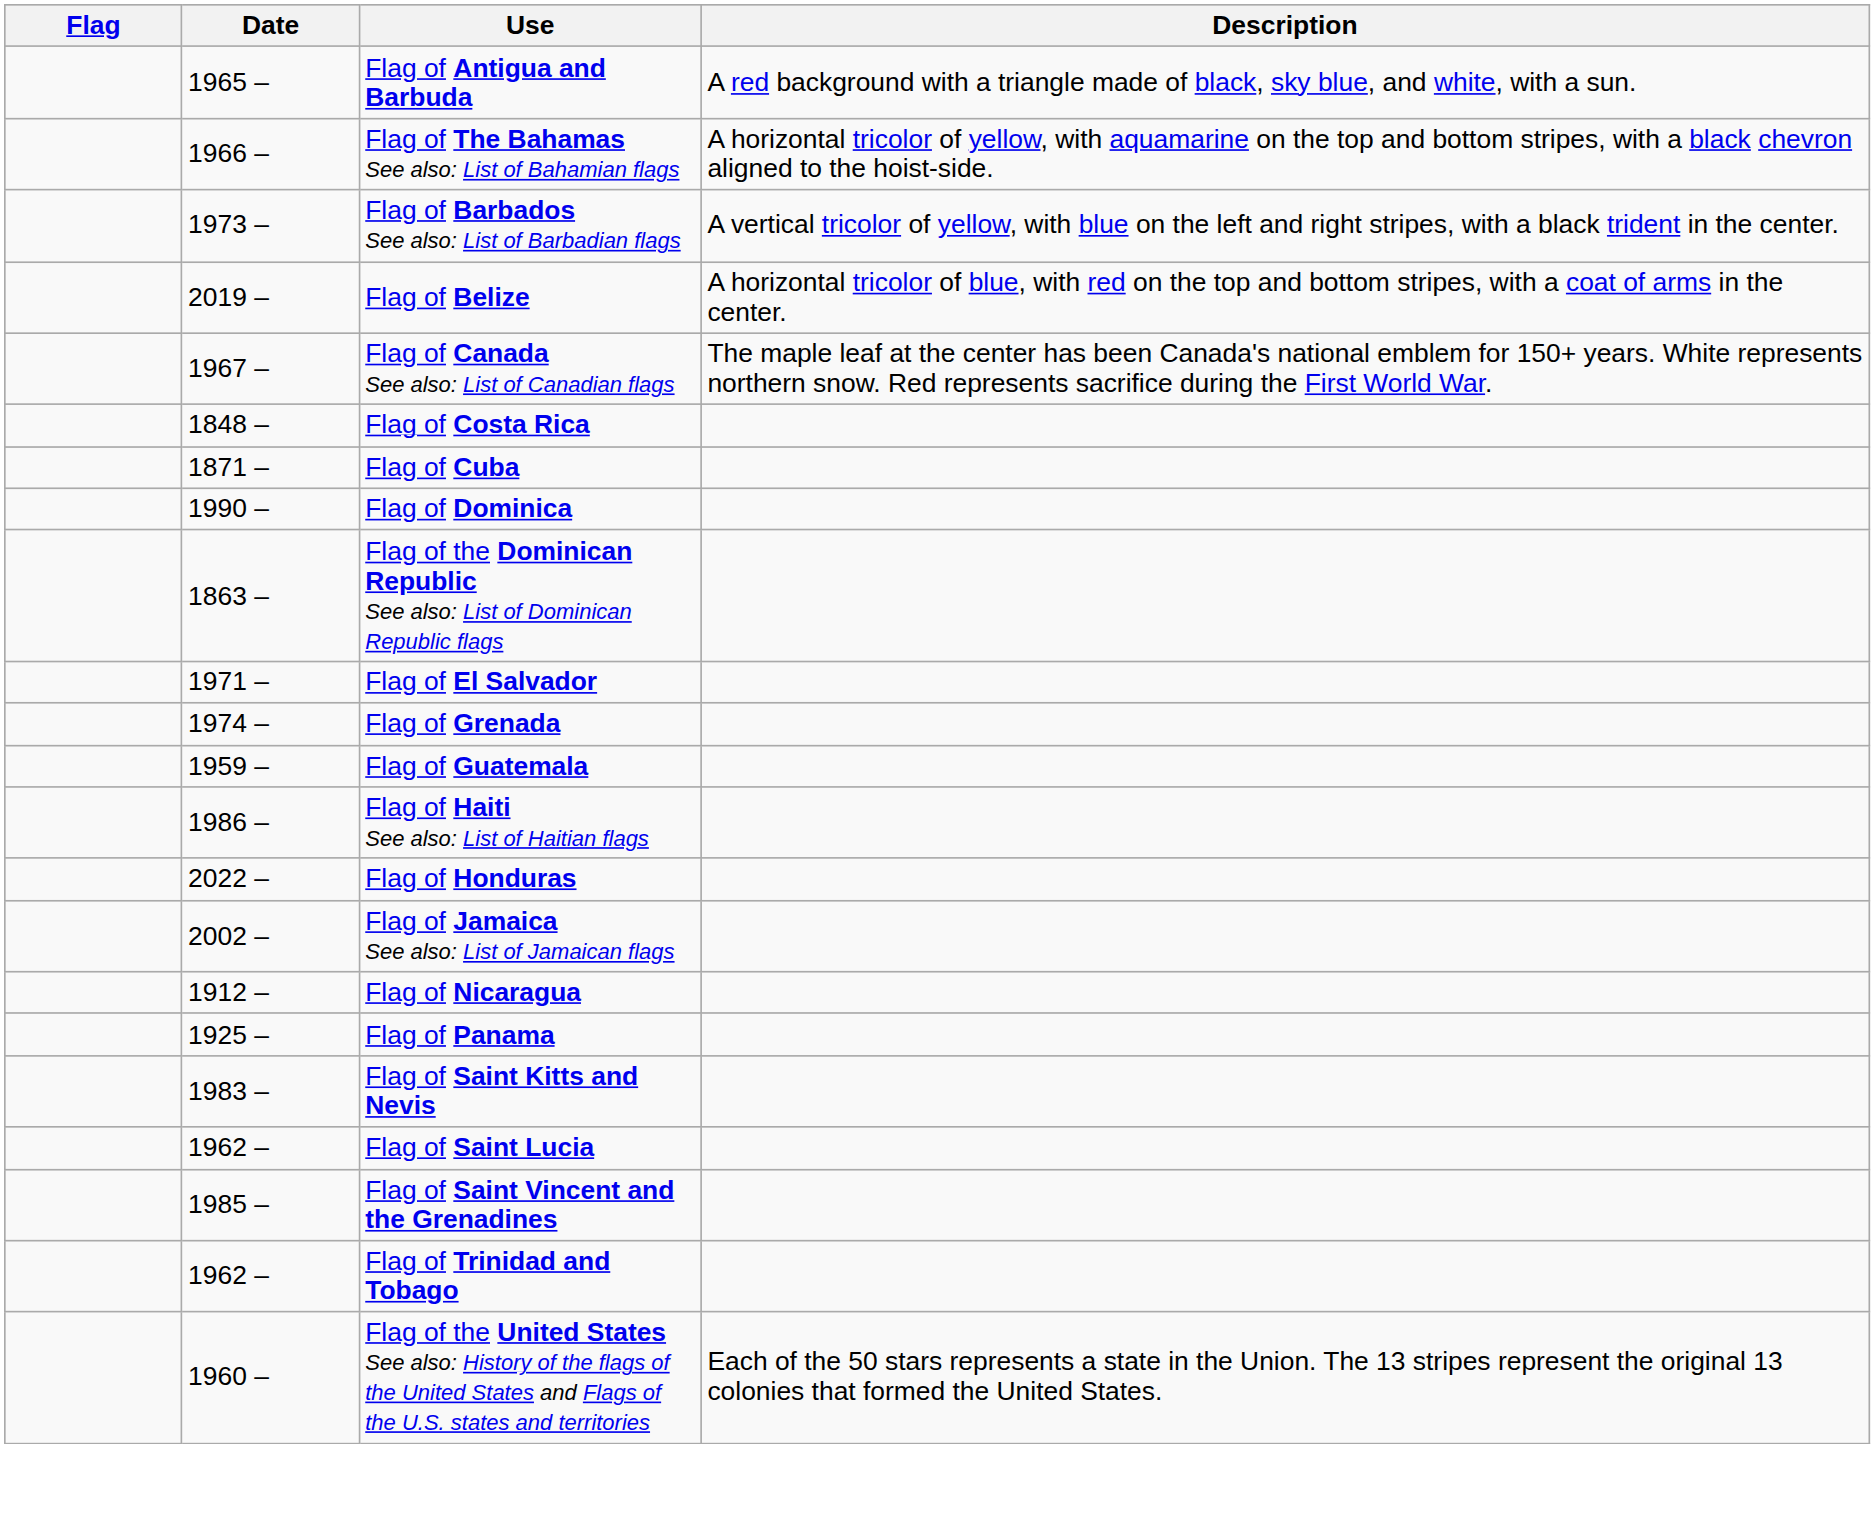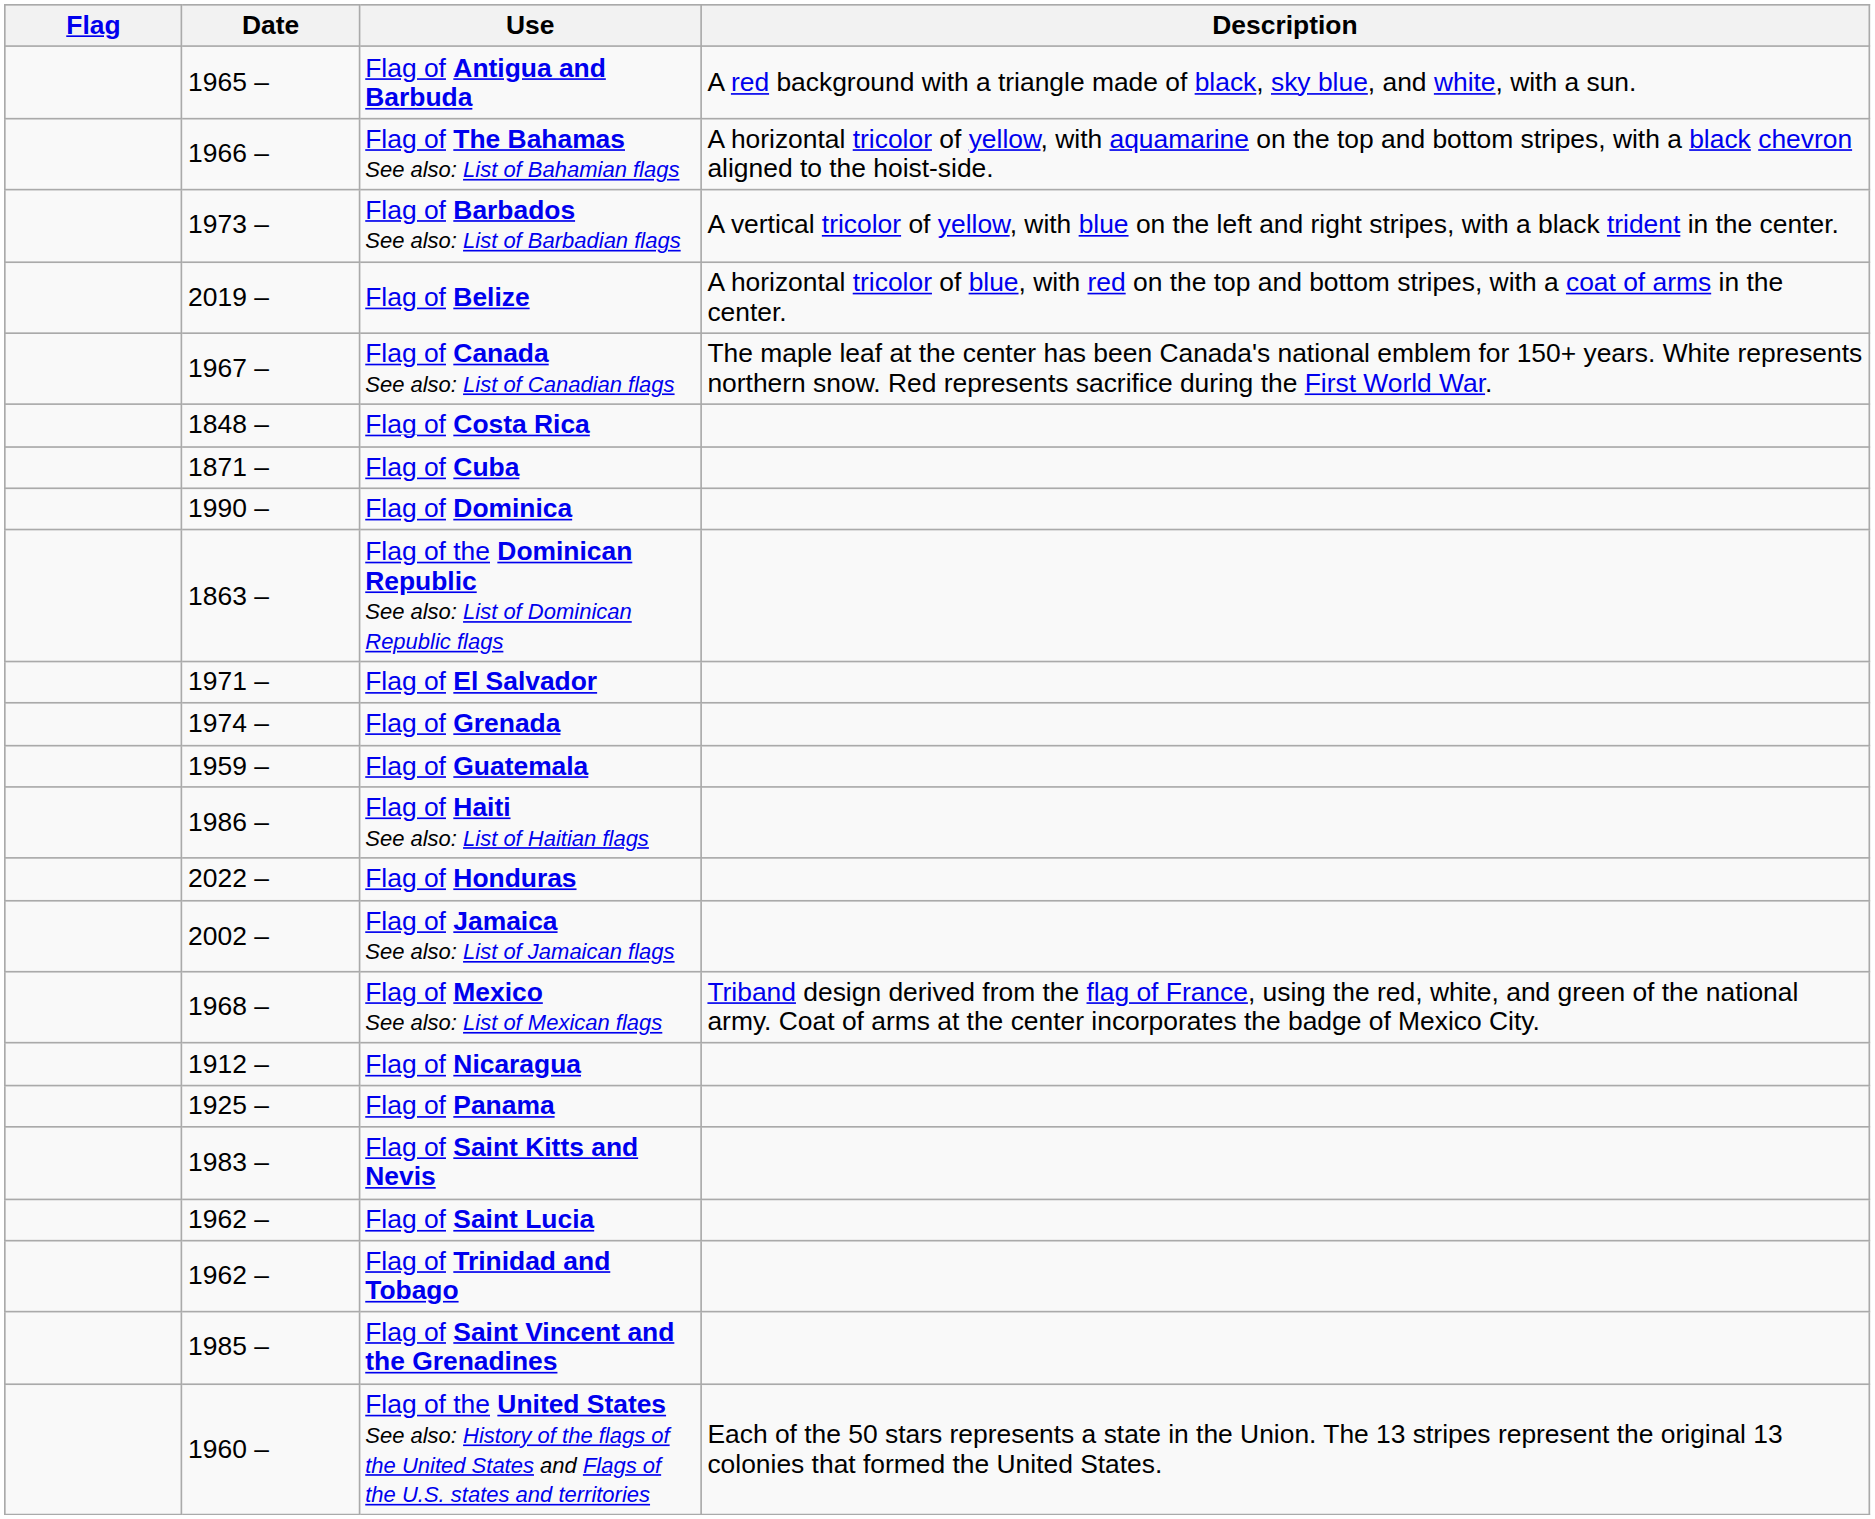+ row: (514, 1007)
rows swapped: (520, 1204) <-> (488, 1275)
